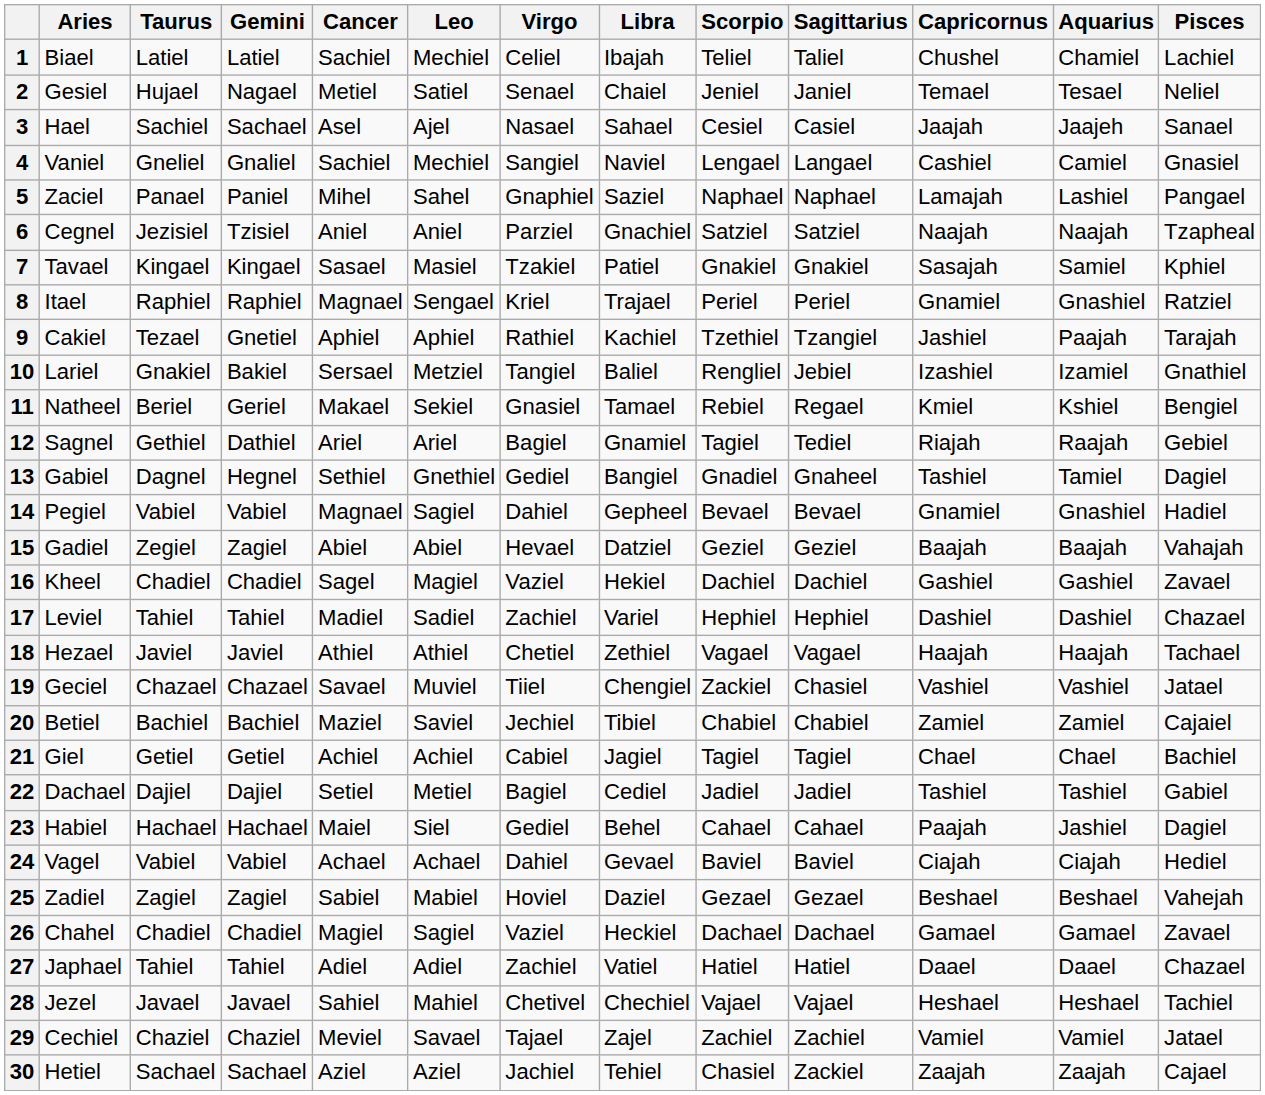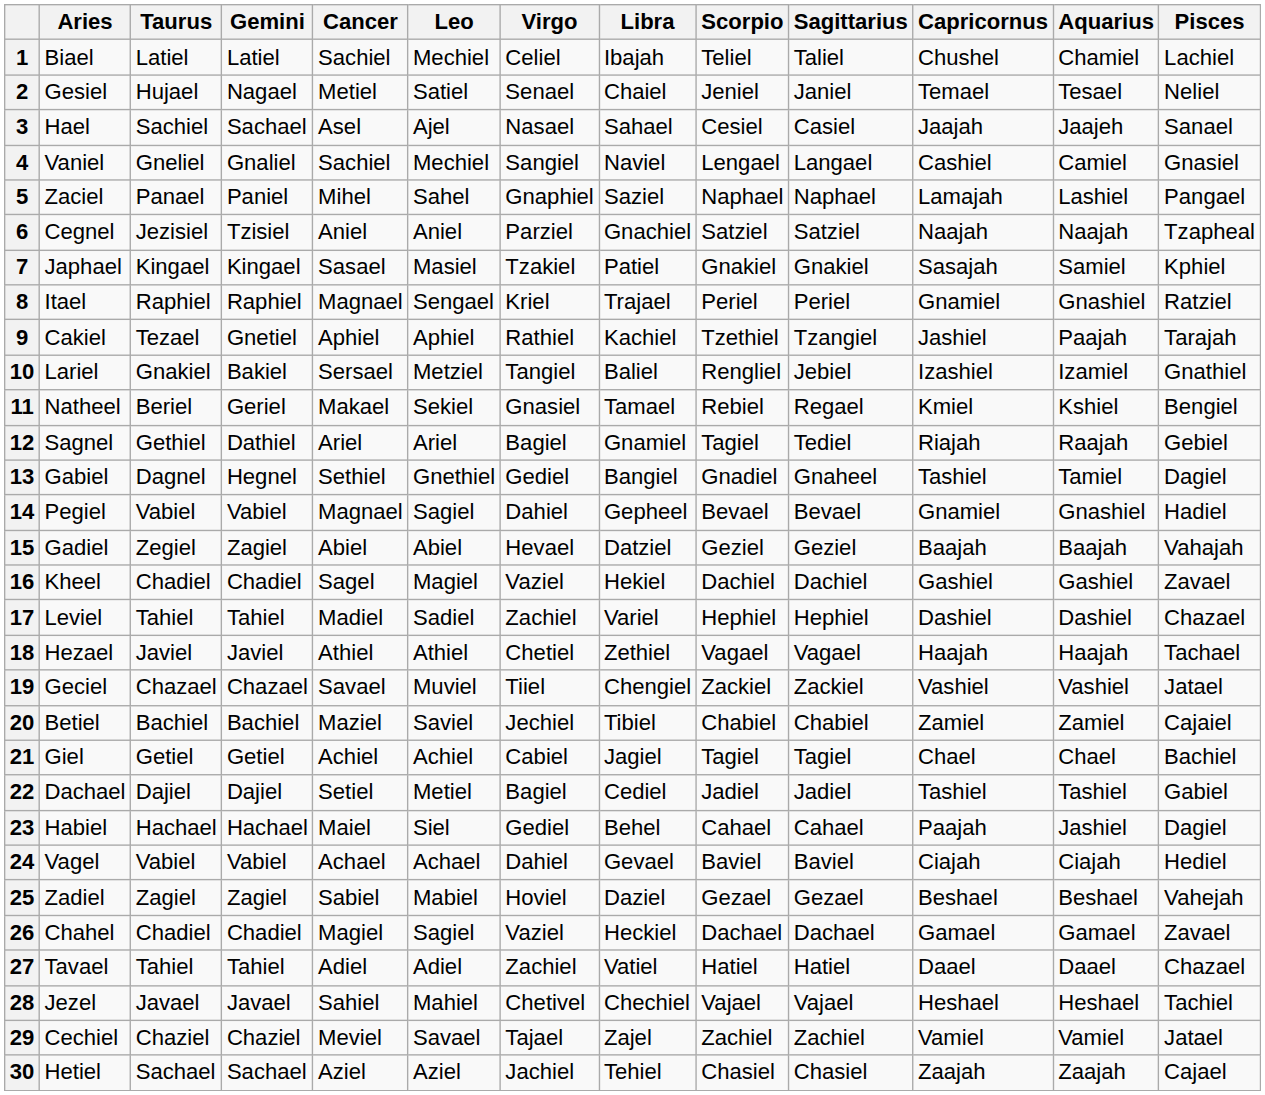(76, 267) Tavael -> (83, 267) Japhael
(831, 687) Chasiel -> (829, 687) Zackiel
(83, 967) Japhael -> (76, 967) Tavael
(829, 1072) Zackiel -> (831, 1072) Chasiel
